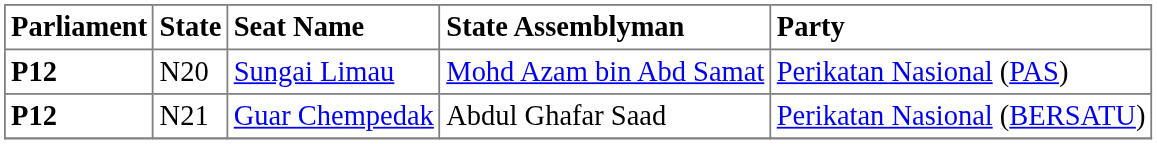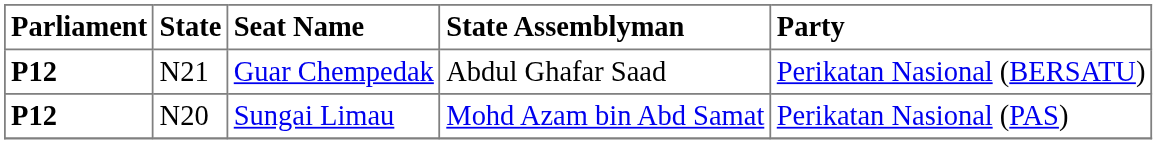rows swapped: (314, 71) <-> (334, 115)
